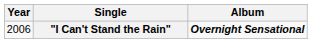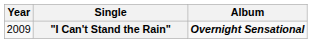(19, 30) 2006 -> (19, 30) 2009
